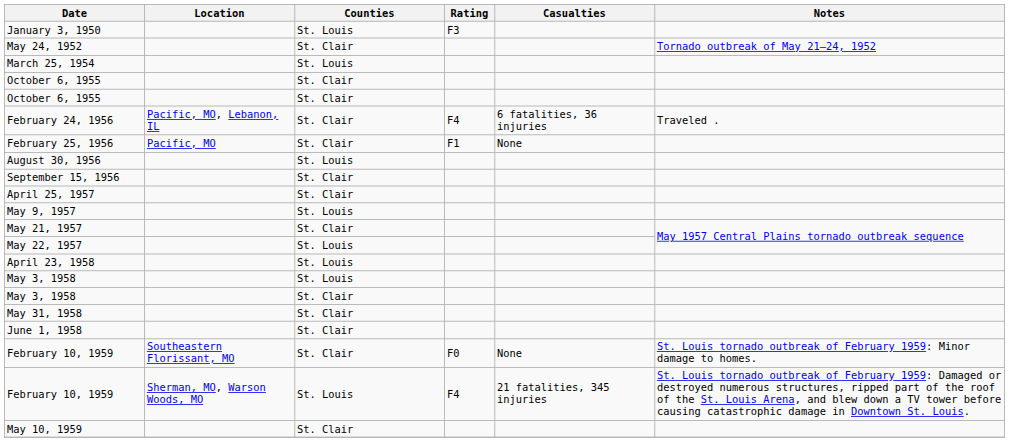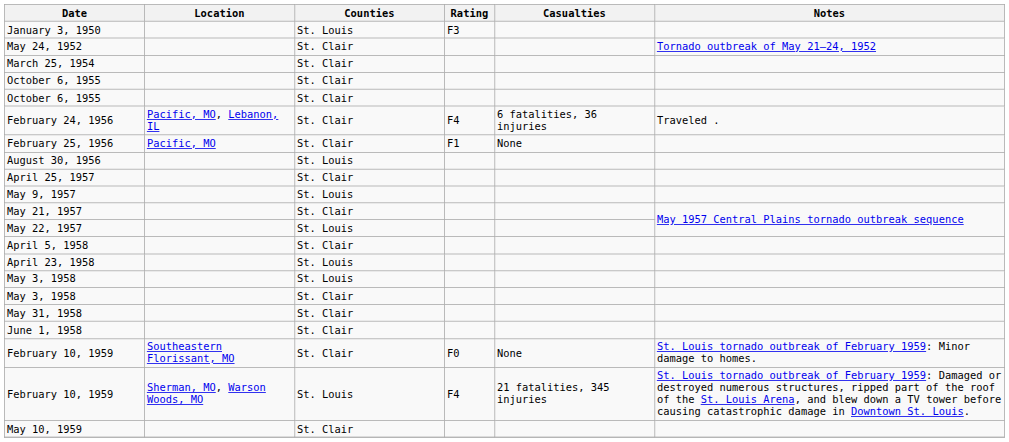(325, 64) St. Louis -> (325, 64) St. Clair
- row: (63, 177)
+ row: (48, 245)
